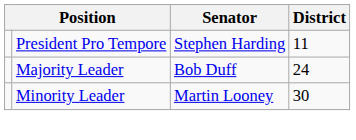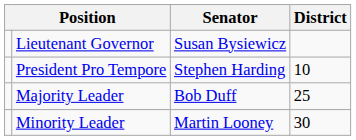+ row: (85, 43)
(301, 43) 11 -> (302, 69) 10
(301, 69) 24 -> (302, 95) 25
